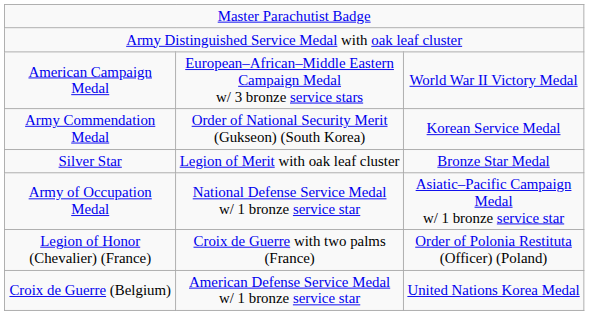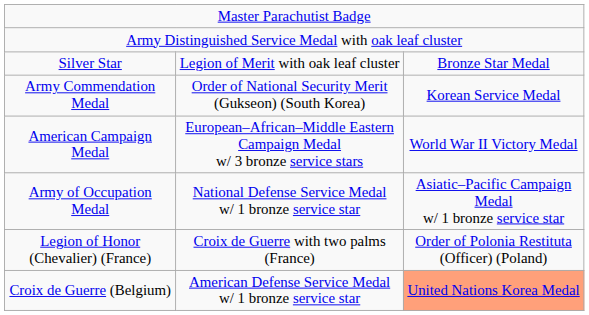rows swapped: (90, 160) <-> (90, 80)
(494, 290) no background -> (494, 290) lightsalmon background
